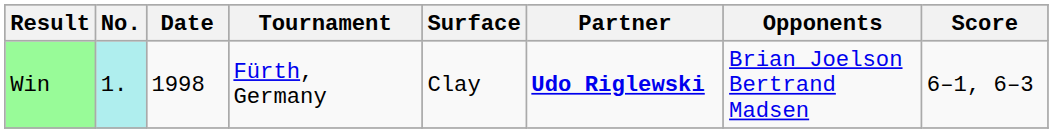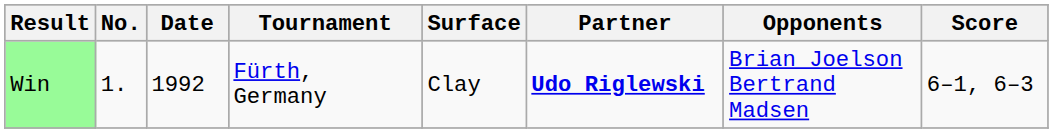(114, 85) paleturquoise background -> (114, 85) no background
(178, 85) 1998 -> (178, 85) 1992
